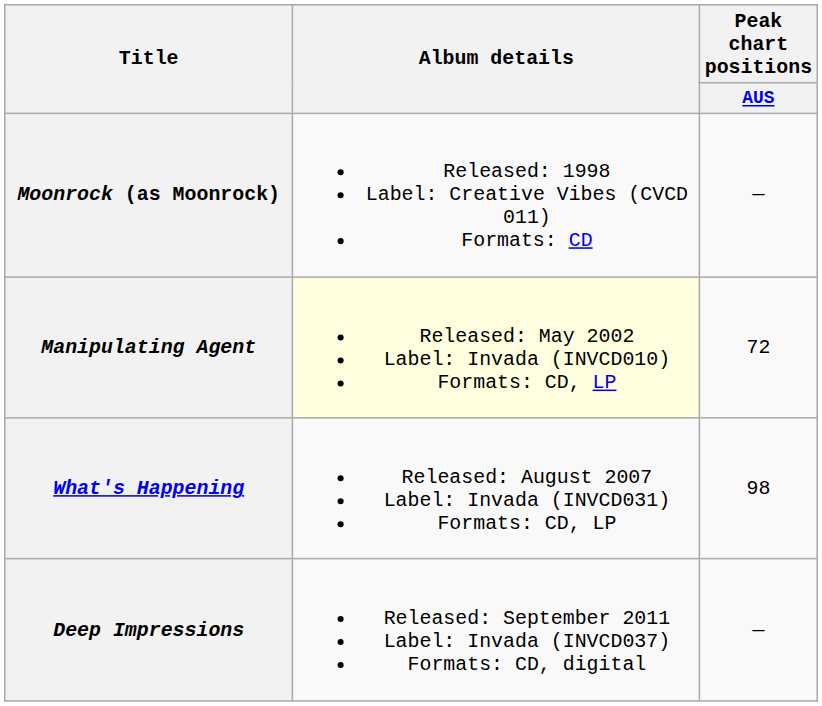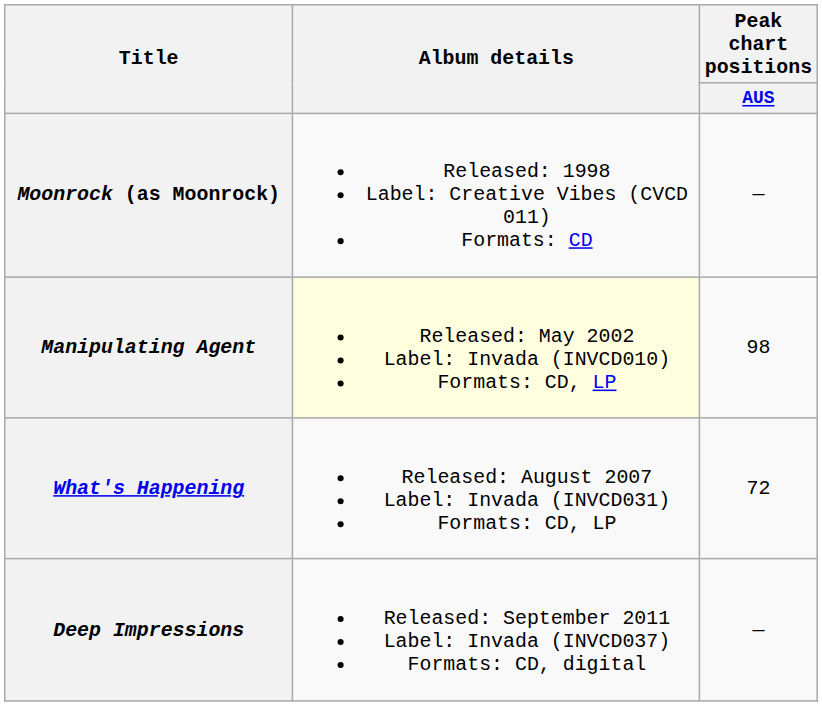(758, 348) 72 -> (758, 348) 98
(758, 489) 98 -> (758, 489) 72
